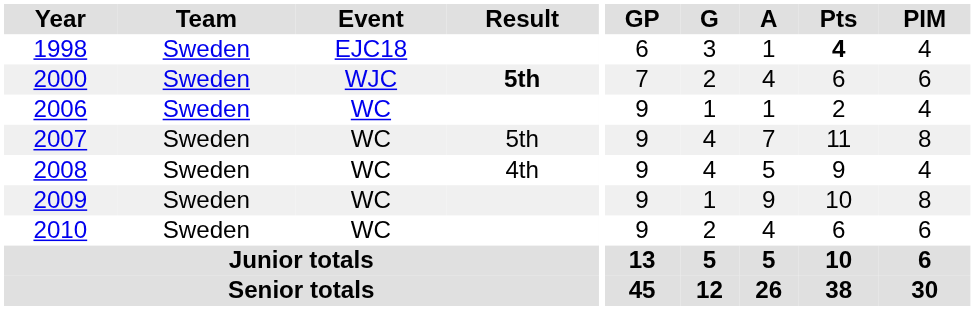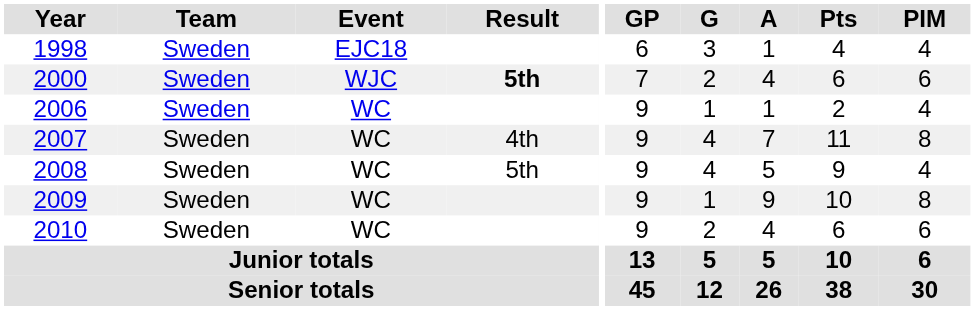(839, 49) bold -> (839, 49) normal
(522, 139) 5th -> (522, 139) 4th
(522, 169) 4th -> (522, 169) 5th
